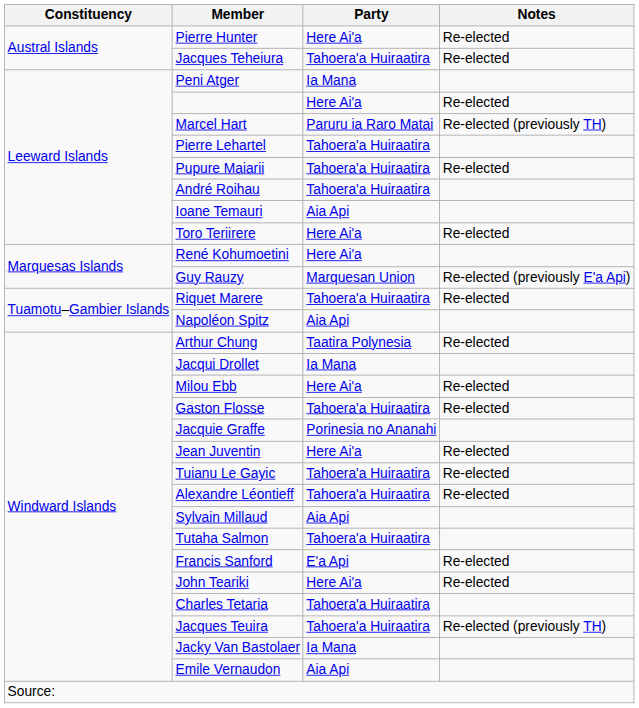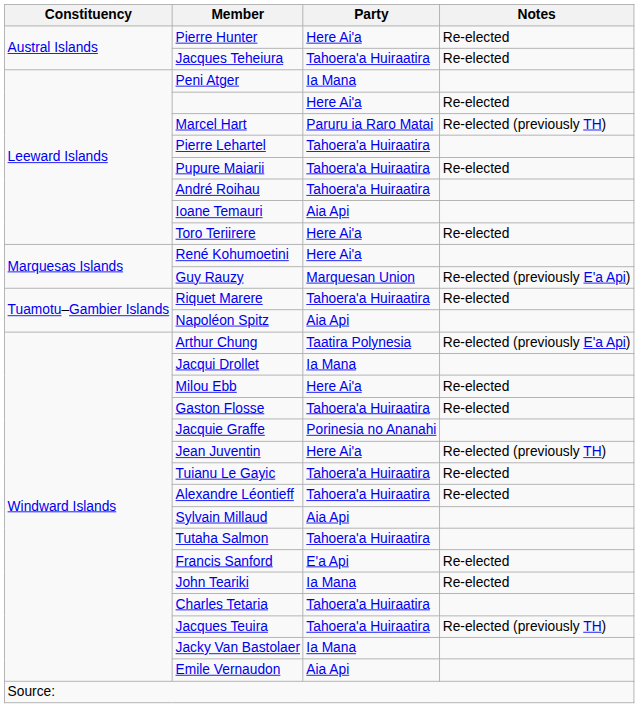(476, 342) Re-elected -> (537, 342) Re-elected (previously E'a Api)
(476, 451) Re-elected -> (524, 451) Re-elected (previously TH)
(334, 582) Here Ai'a -> (331, 582) Ia Mana
